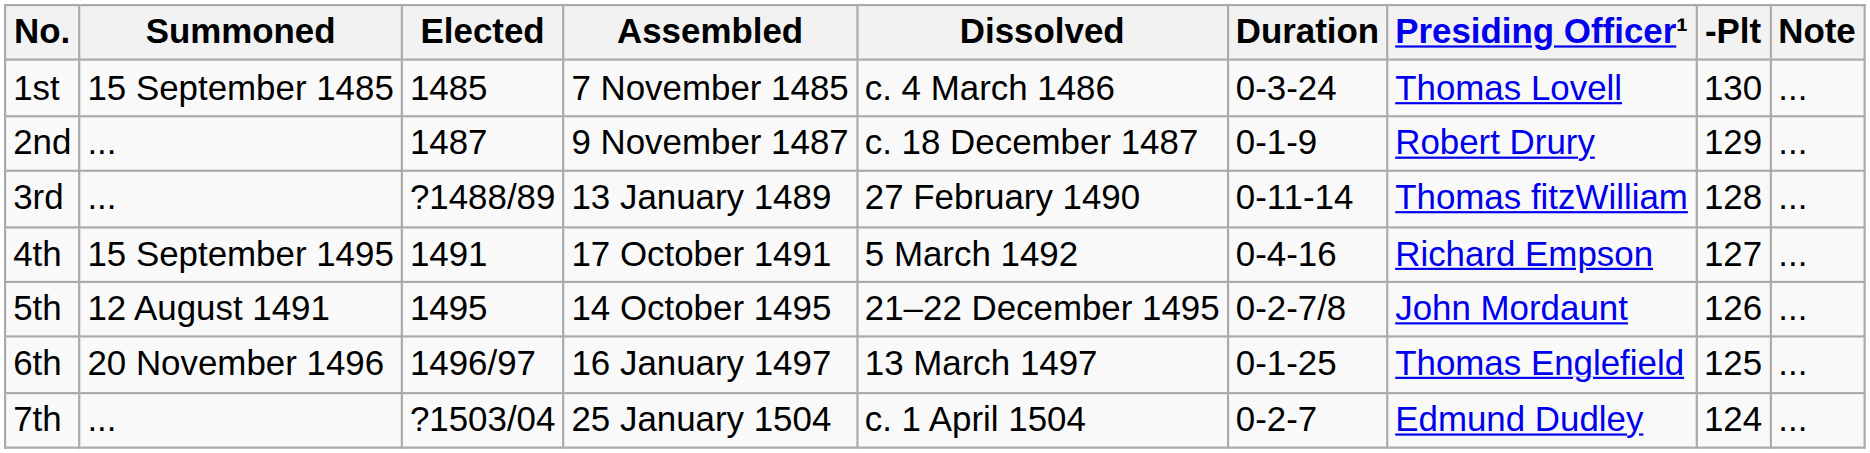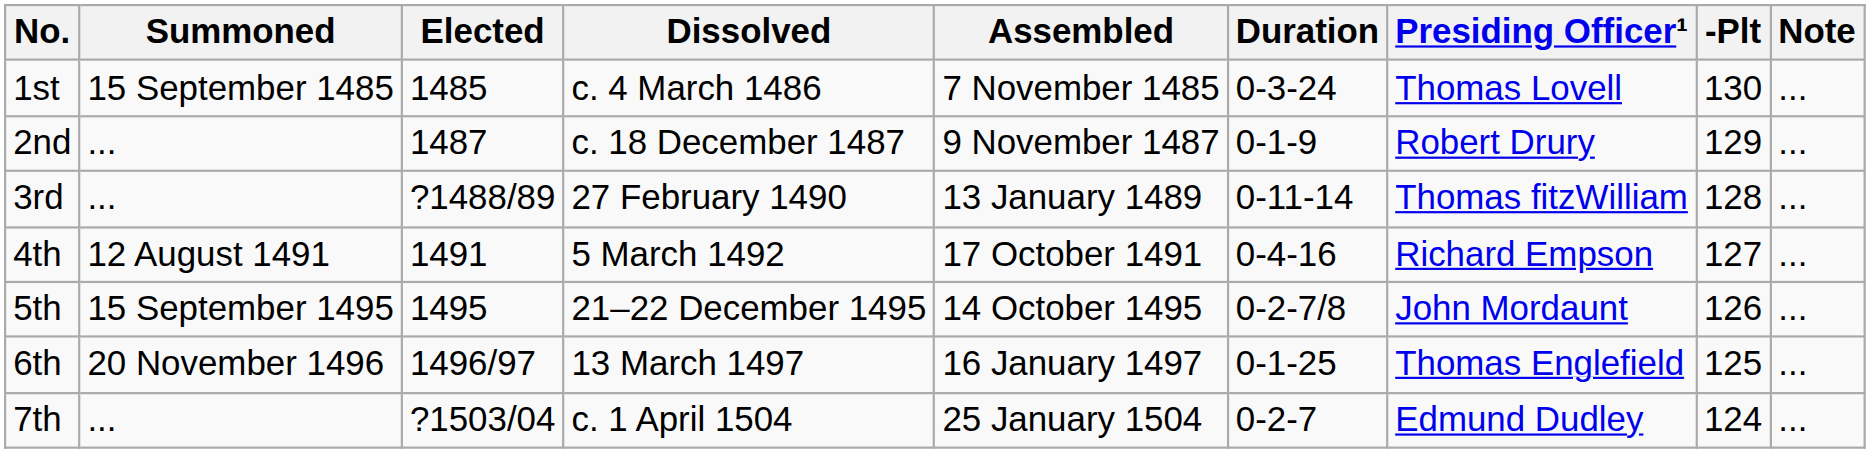columns swapped: (710, 32) <-> (1042, 32)
(241, 253) 15 September 1495 -> (209, 253) 12 August 1491
(209, 308) 12 August 1491 -> (241, 308) 15 September 1495
